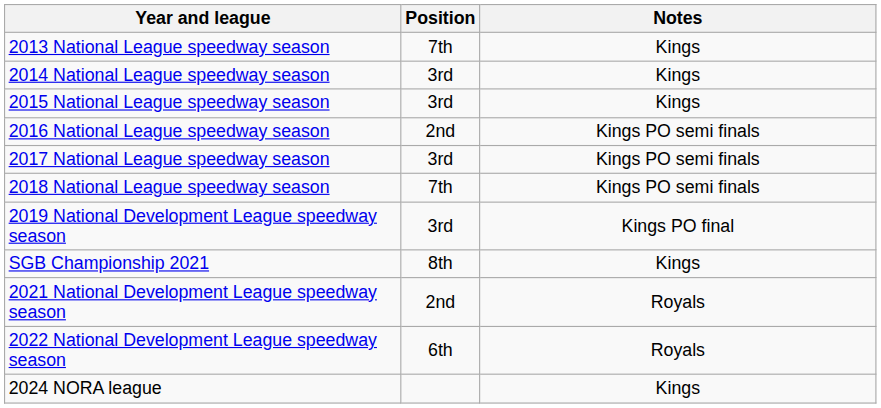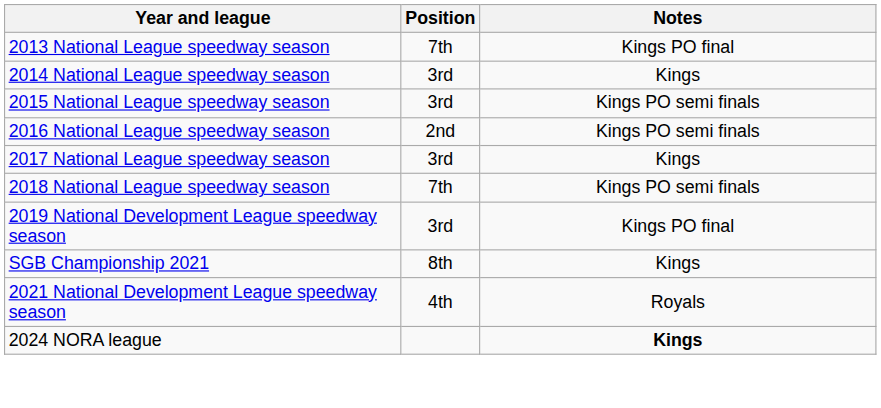(678, 46) Kings -> (678, 46) Kings PO final
(678, 103) Kings -> (678, 103) Kings PO semi finals
(678, 159) Kings PO semi finals -> (678, 159) Kings
(440, 302) 2nd -> (440, 302) 4th
- row: (193, 350)
(678, 388) normal -> (678, 340) bold
